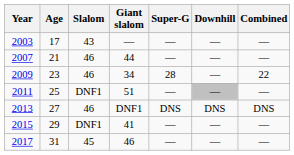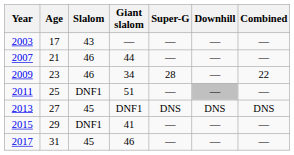(89, 108) 46 -> (89, 108) 45
